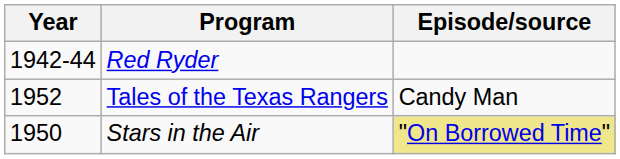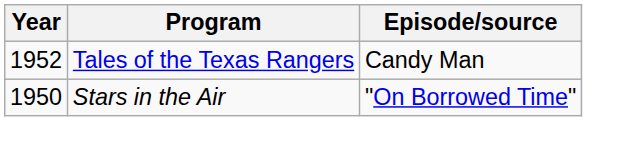- row: (162, 60)
(504, 134) khaki background -> (471, 97) no background
